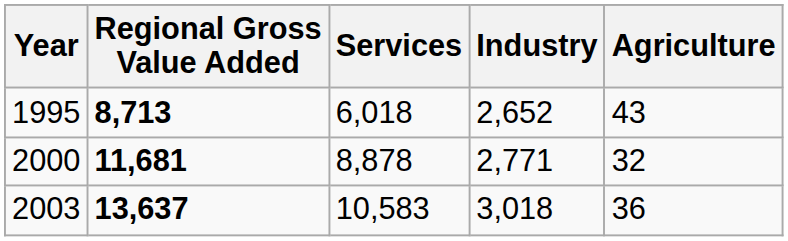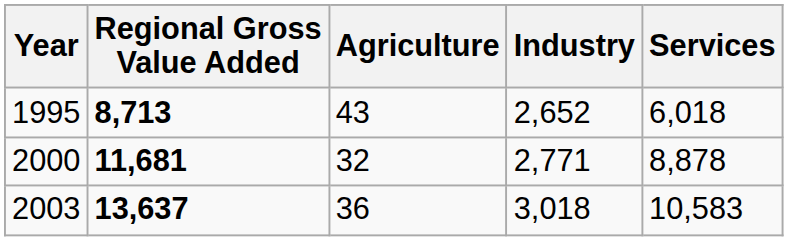columns swapped: (694, 46) <-> (399, 46)
